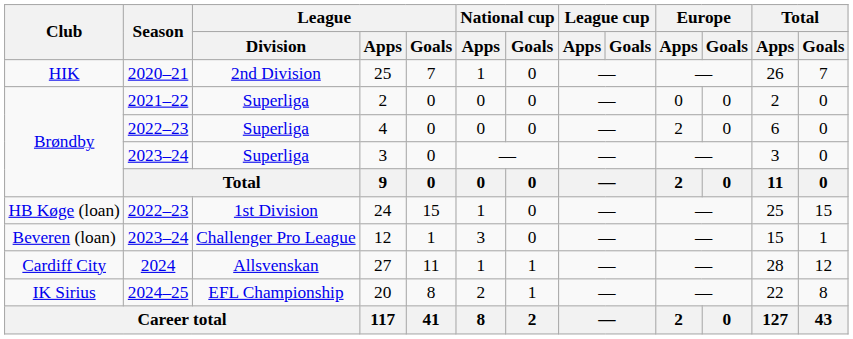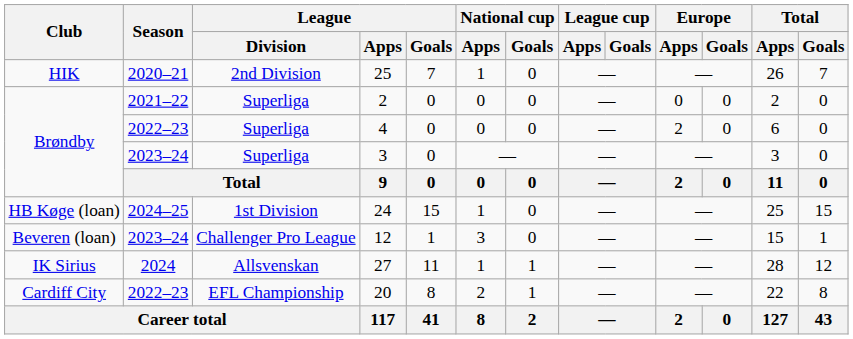(158, 210) 2022–23 -> (158, 210) 2024–25
(64, 264) Cardiff City -> (64, 264) IK Sirius
(64, 292) IK Sirius -> (64, 292) Cardiff City
(158, 292) 2024–25 -> (158, 292) 2022–23
